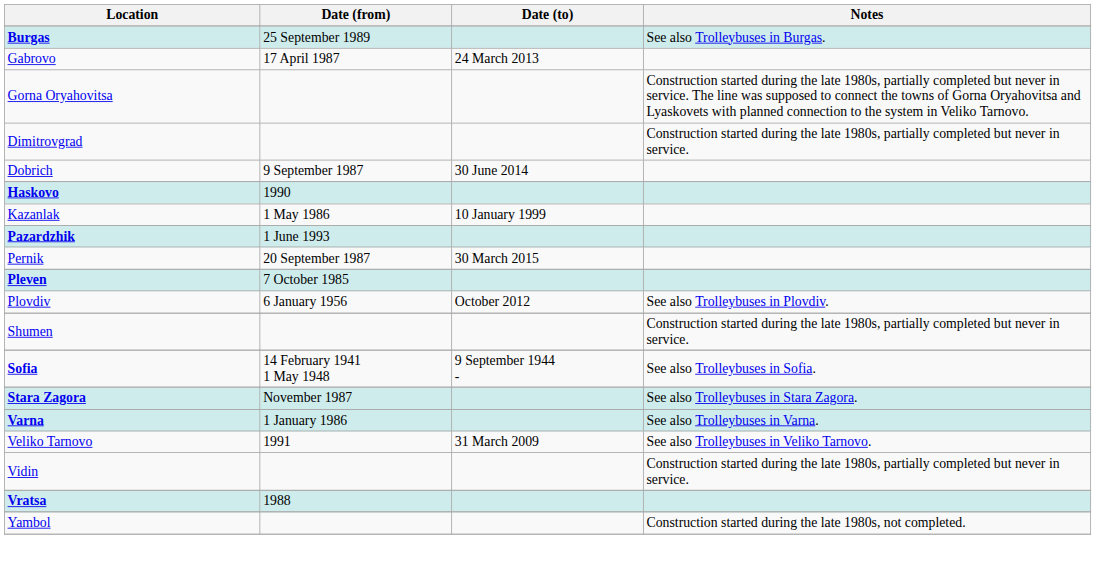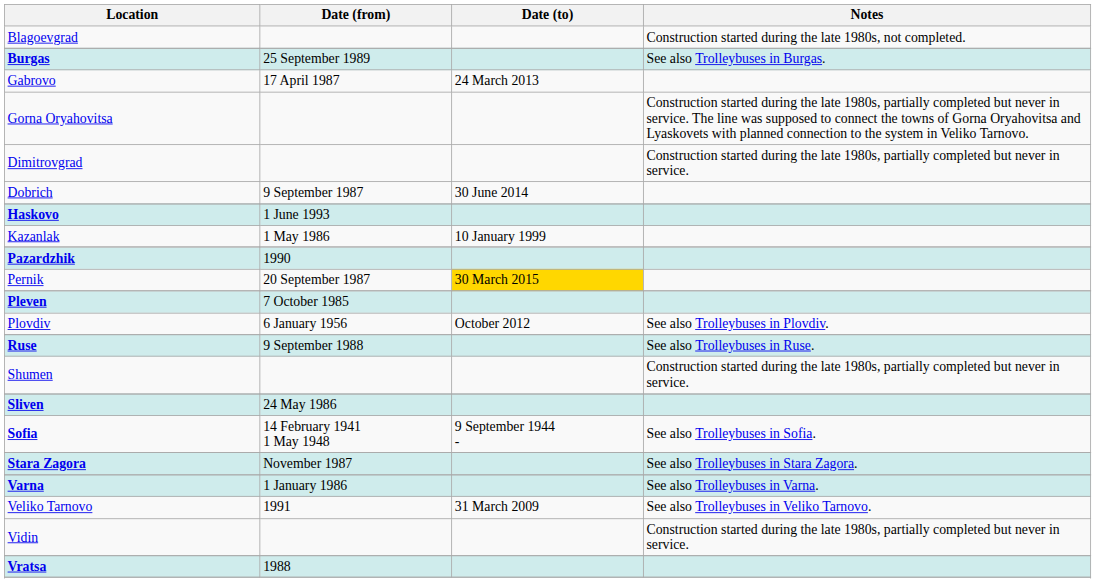+ row: (43, 37)
(277, 192) 1990 -> (296, 214) 1 June 1993
(296, 236) 1 June 1993 -> (277, 258) 1990
(497, 258) no background -> (497, 280) gold background
+ row: (22, 345)
+ row: (26, 404)
- row: (29, 522)
